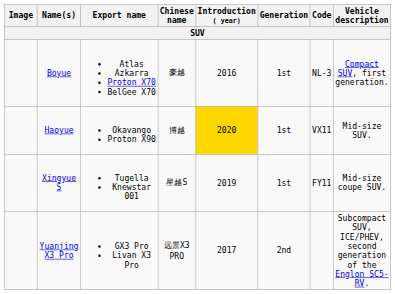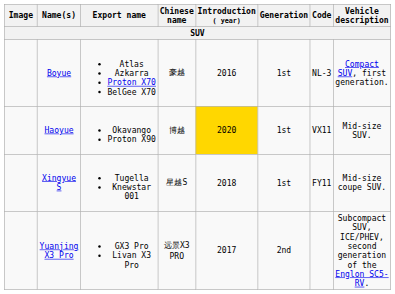(227, 183) 2019 -> (227, 183) 2018
